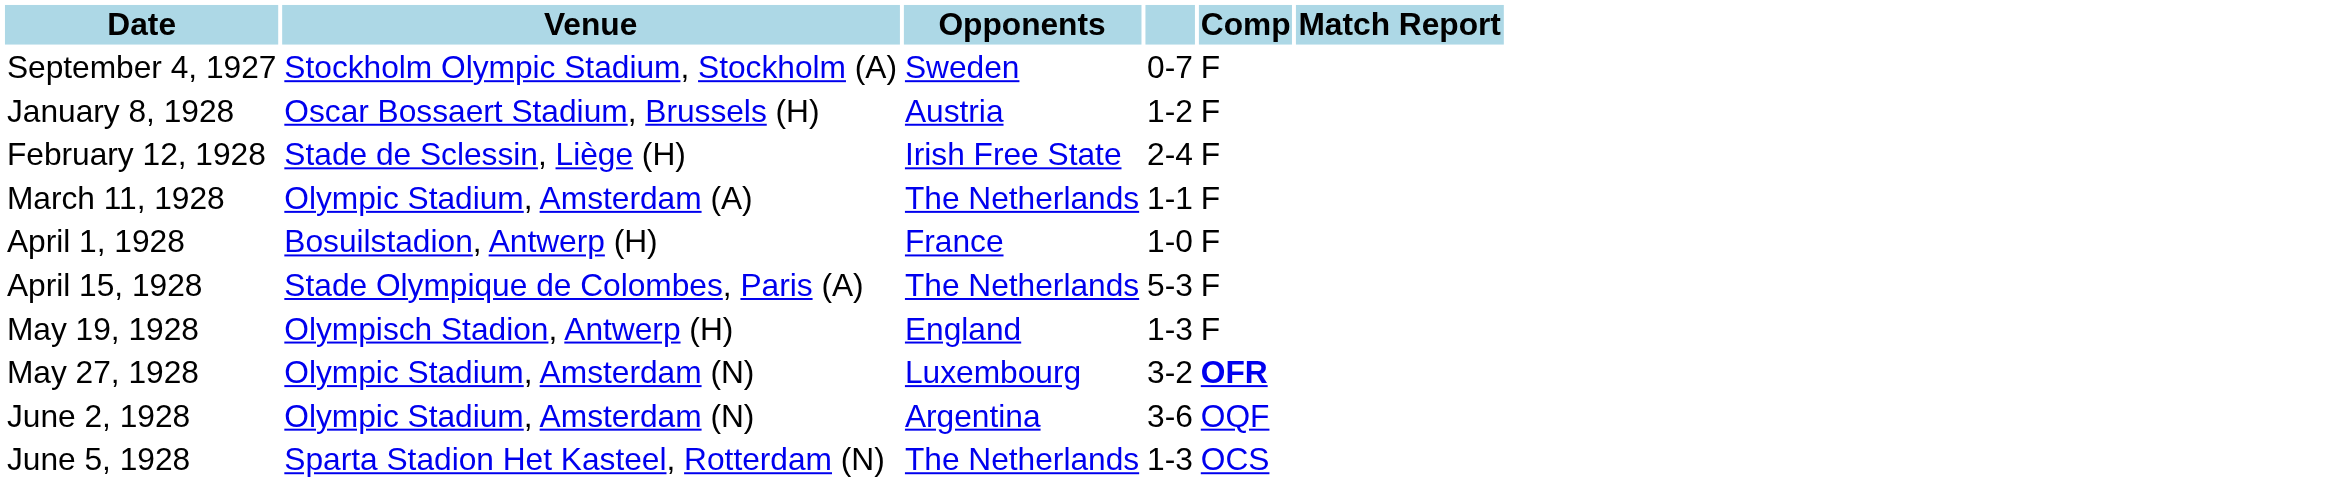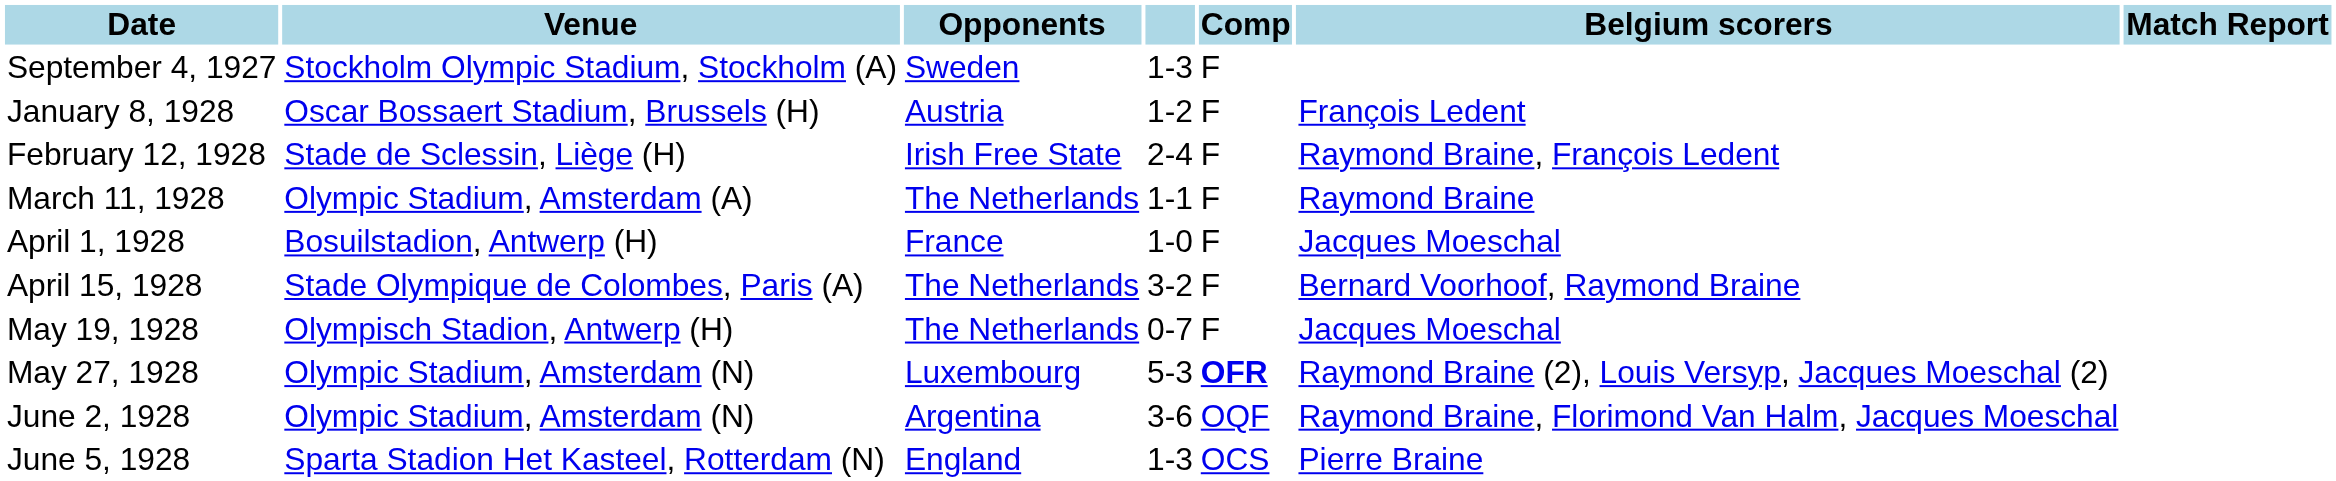+ column: (1708, 24)
(1170, 67) 0-7 -> (1170, 67) 1-3
(1170, 285) 5-3 -> (1170, 285) 3-2
(963, 329) England -> (1022, 329) The Netherlands
(1170, 329) 1-3 -> (1170, 329) 0-7
(1170, 372) 3-2 -> (1170, 372) 5-3
(1022, 459) The Netherlands -> (963, 459) England
